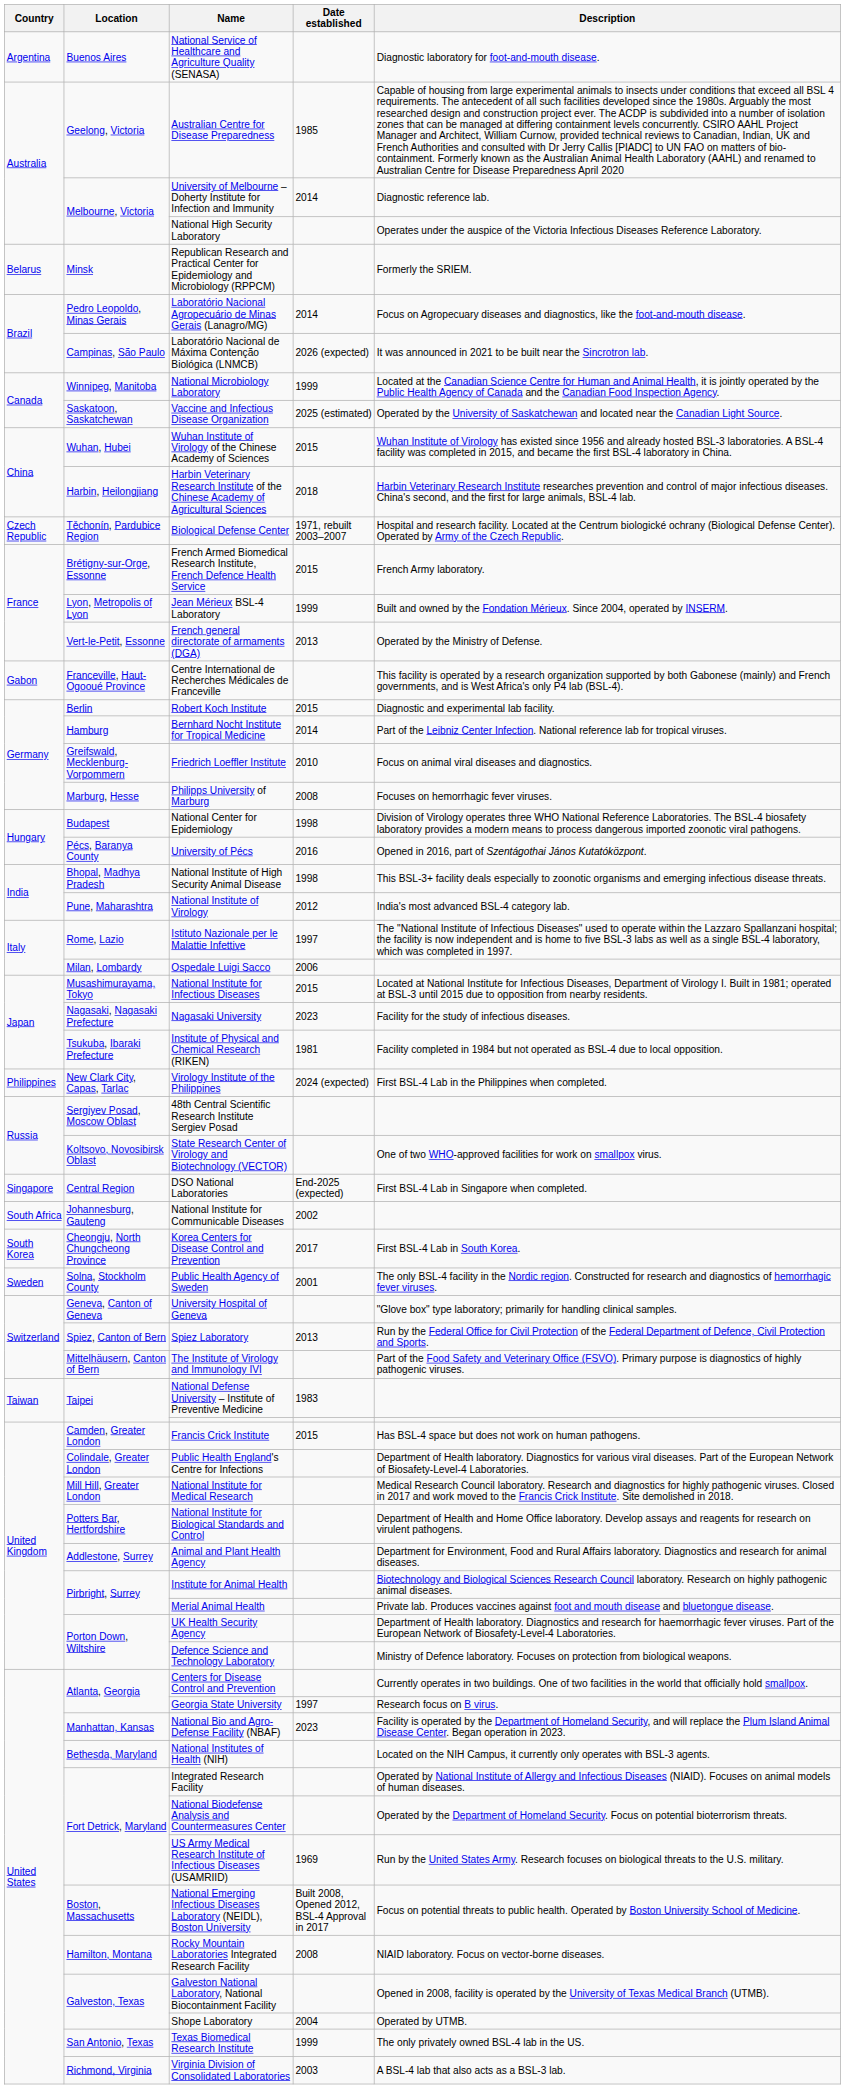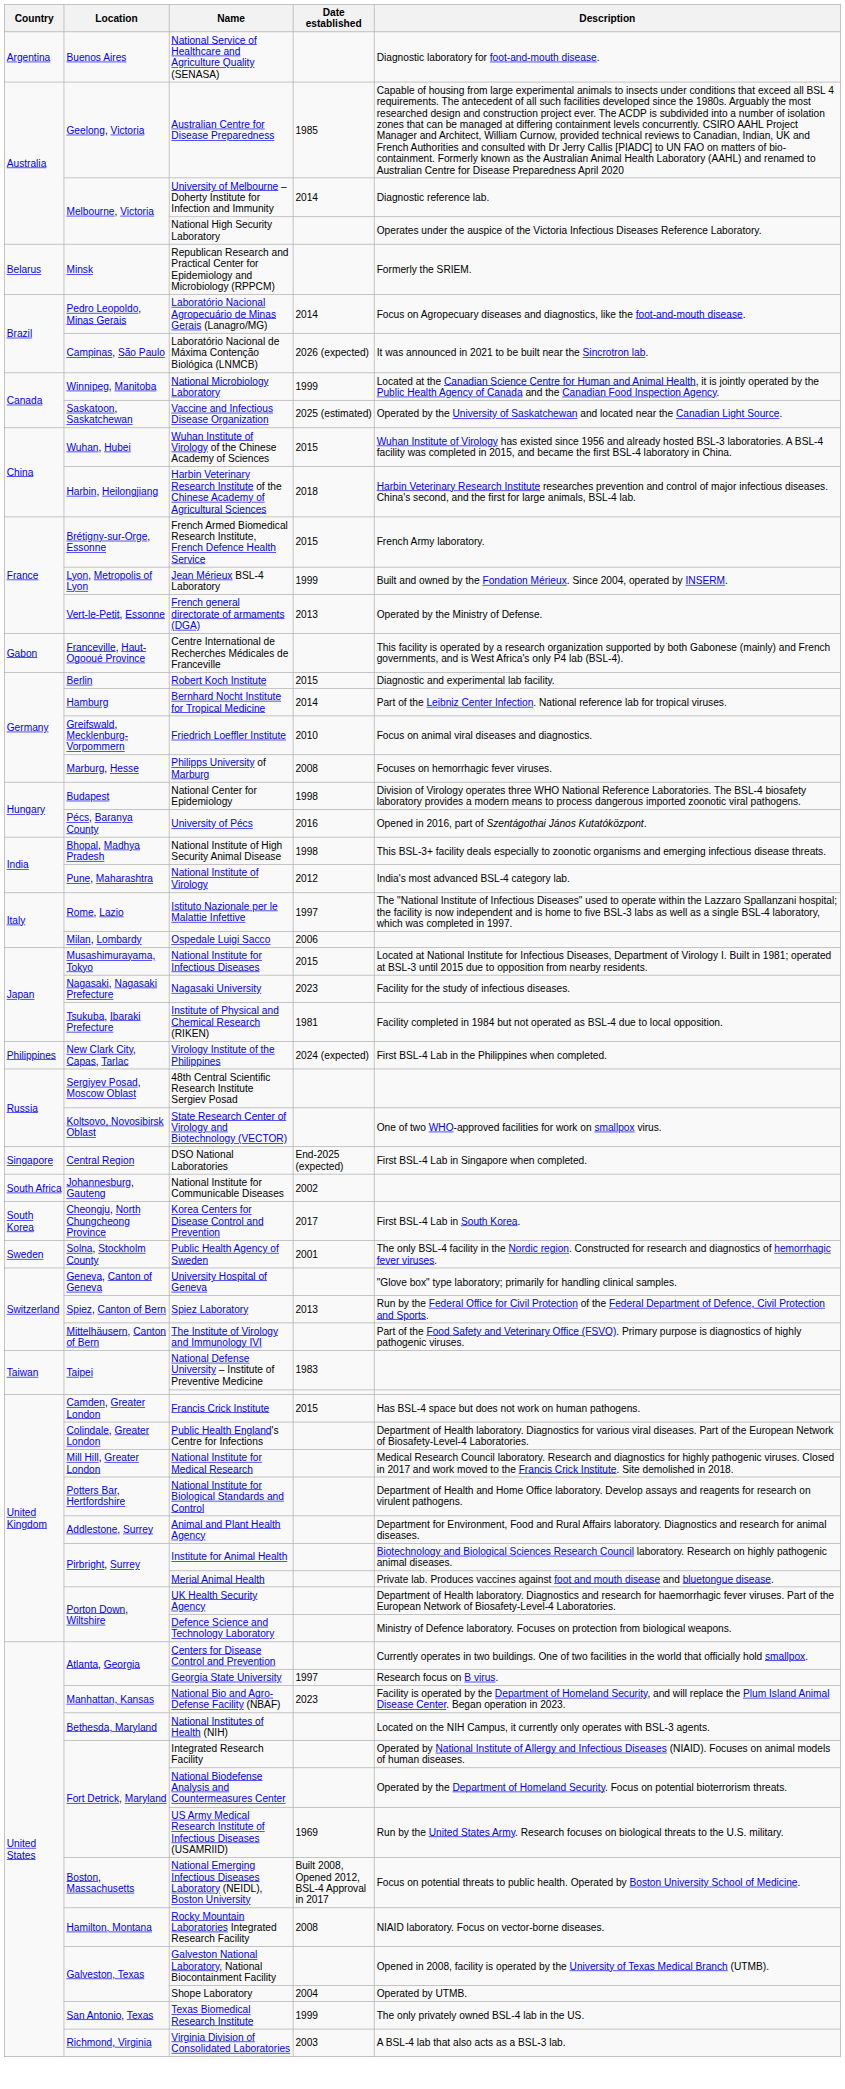- row: (230, 531)
